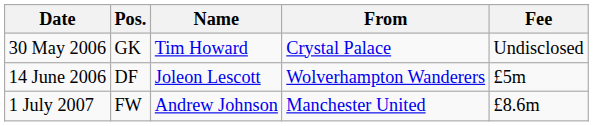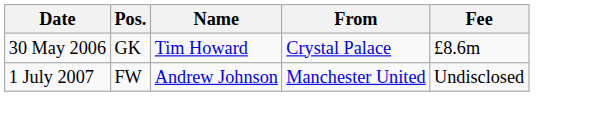(539, 47) Undisclosed -> (457, 47) £8.6m
- row: (57, 76)
(517, 105) £8.6m -> (479, 76) Undisclosed
